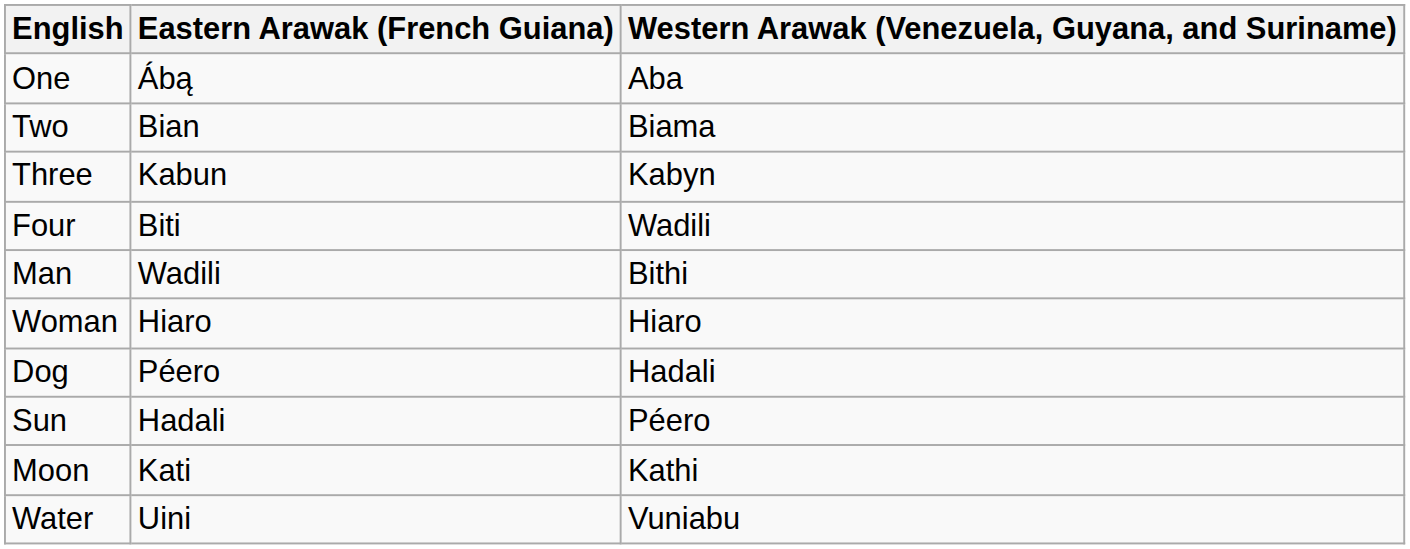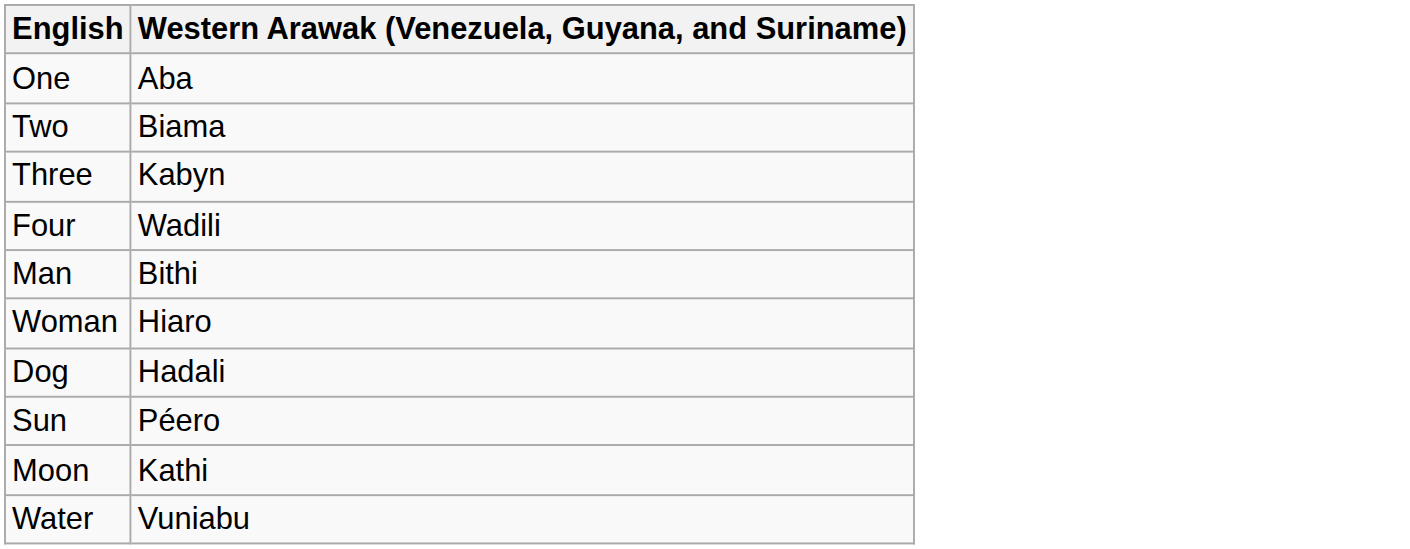- column: (376, 28)
